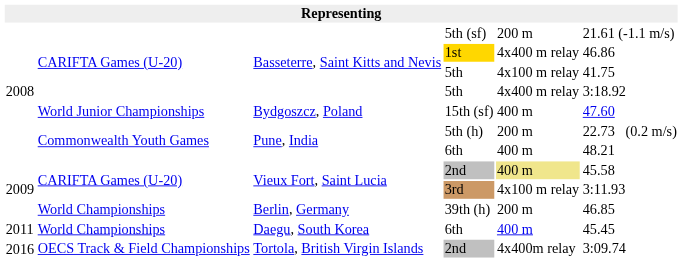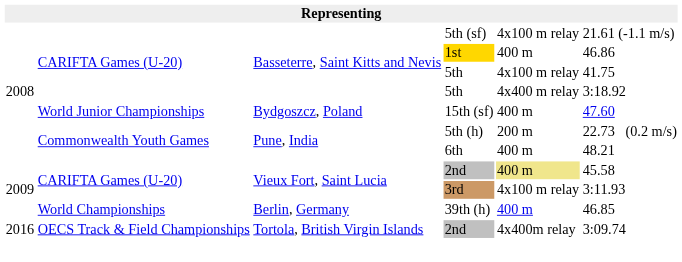(515, 33) 200 m -> (538, 33) 4x100 m relay
(538, 52) 4x400 m relay -> (515, 52) 400 m
(515, 209) 200 m -> (515, 209) 400 m
- row: (311, 229)
